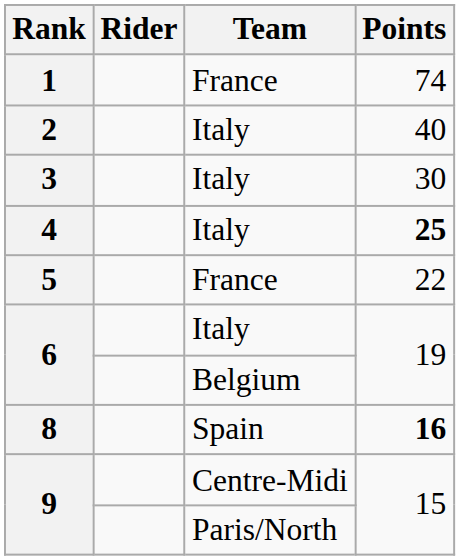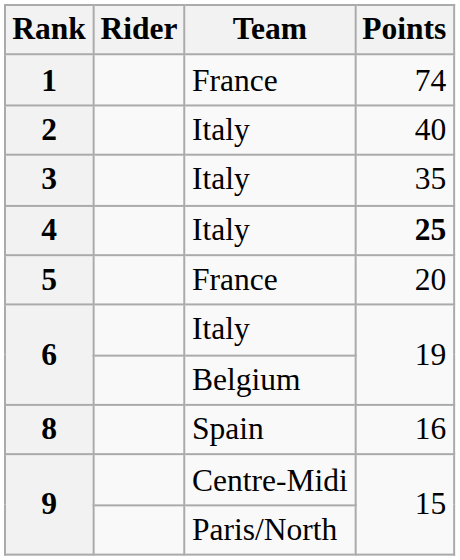(431, 179) 30 -> (431, 179) 35
(431, 279) 22 -> (431, 279) 20
(431, 429) bold -> (431, 429) normal
